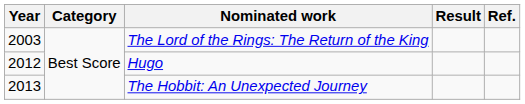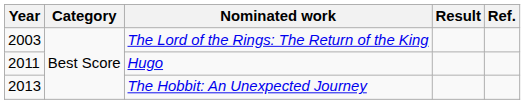(24, 63) 2012 -> (24, 63) 2011
